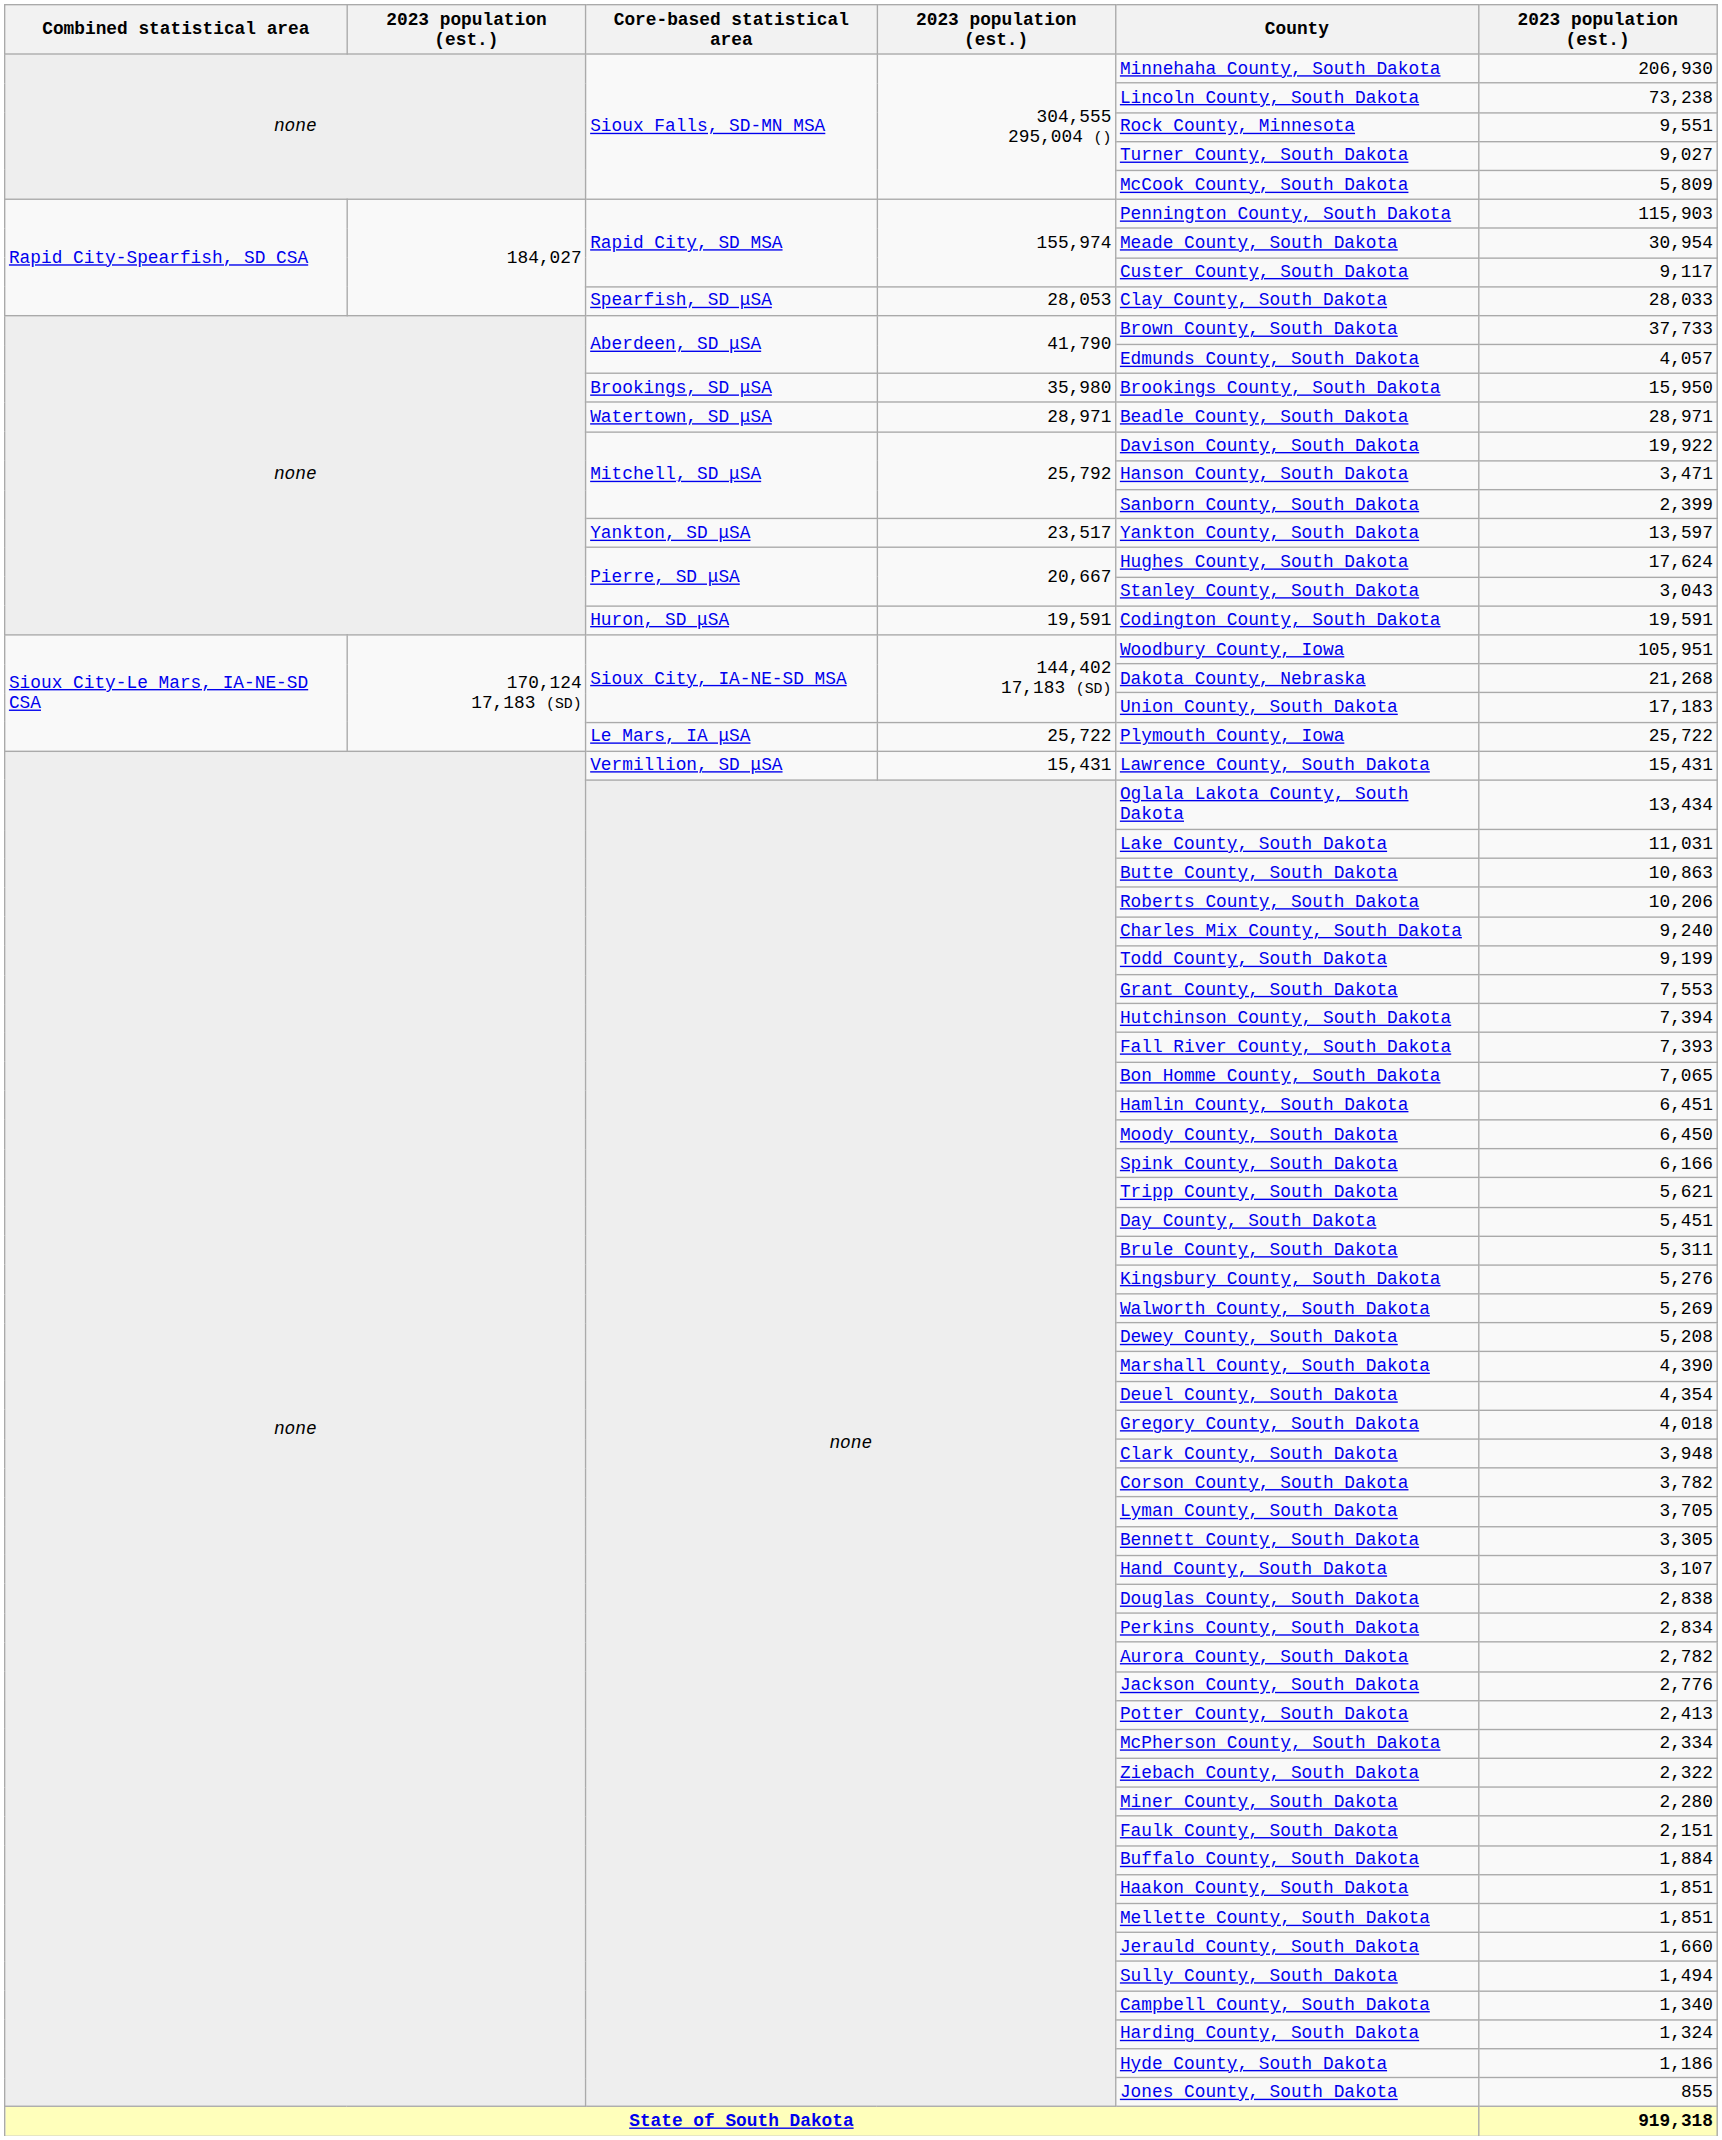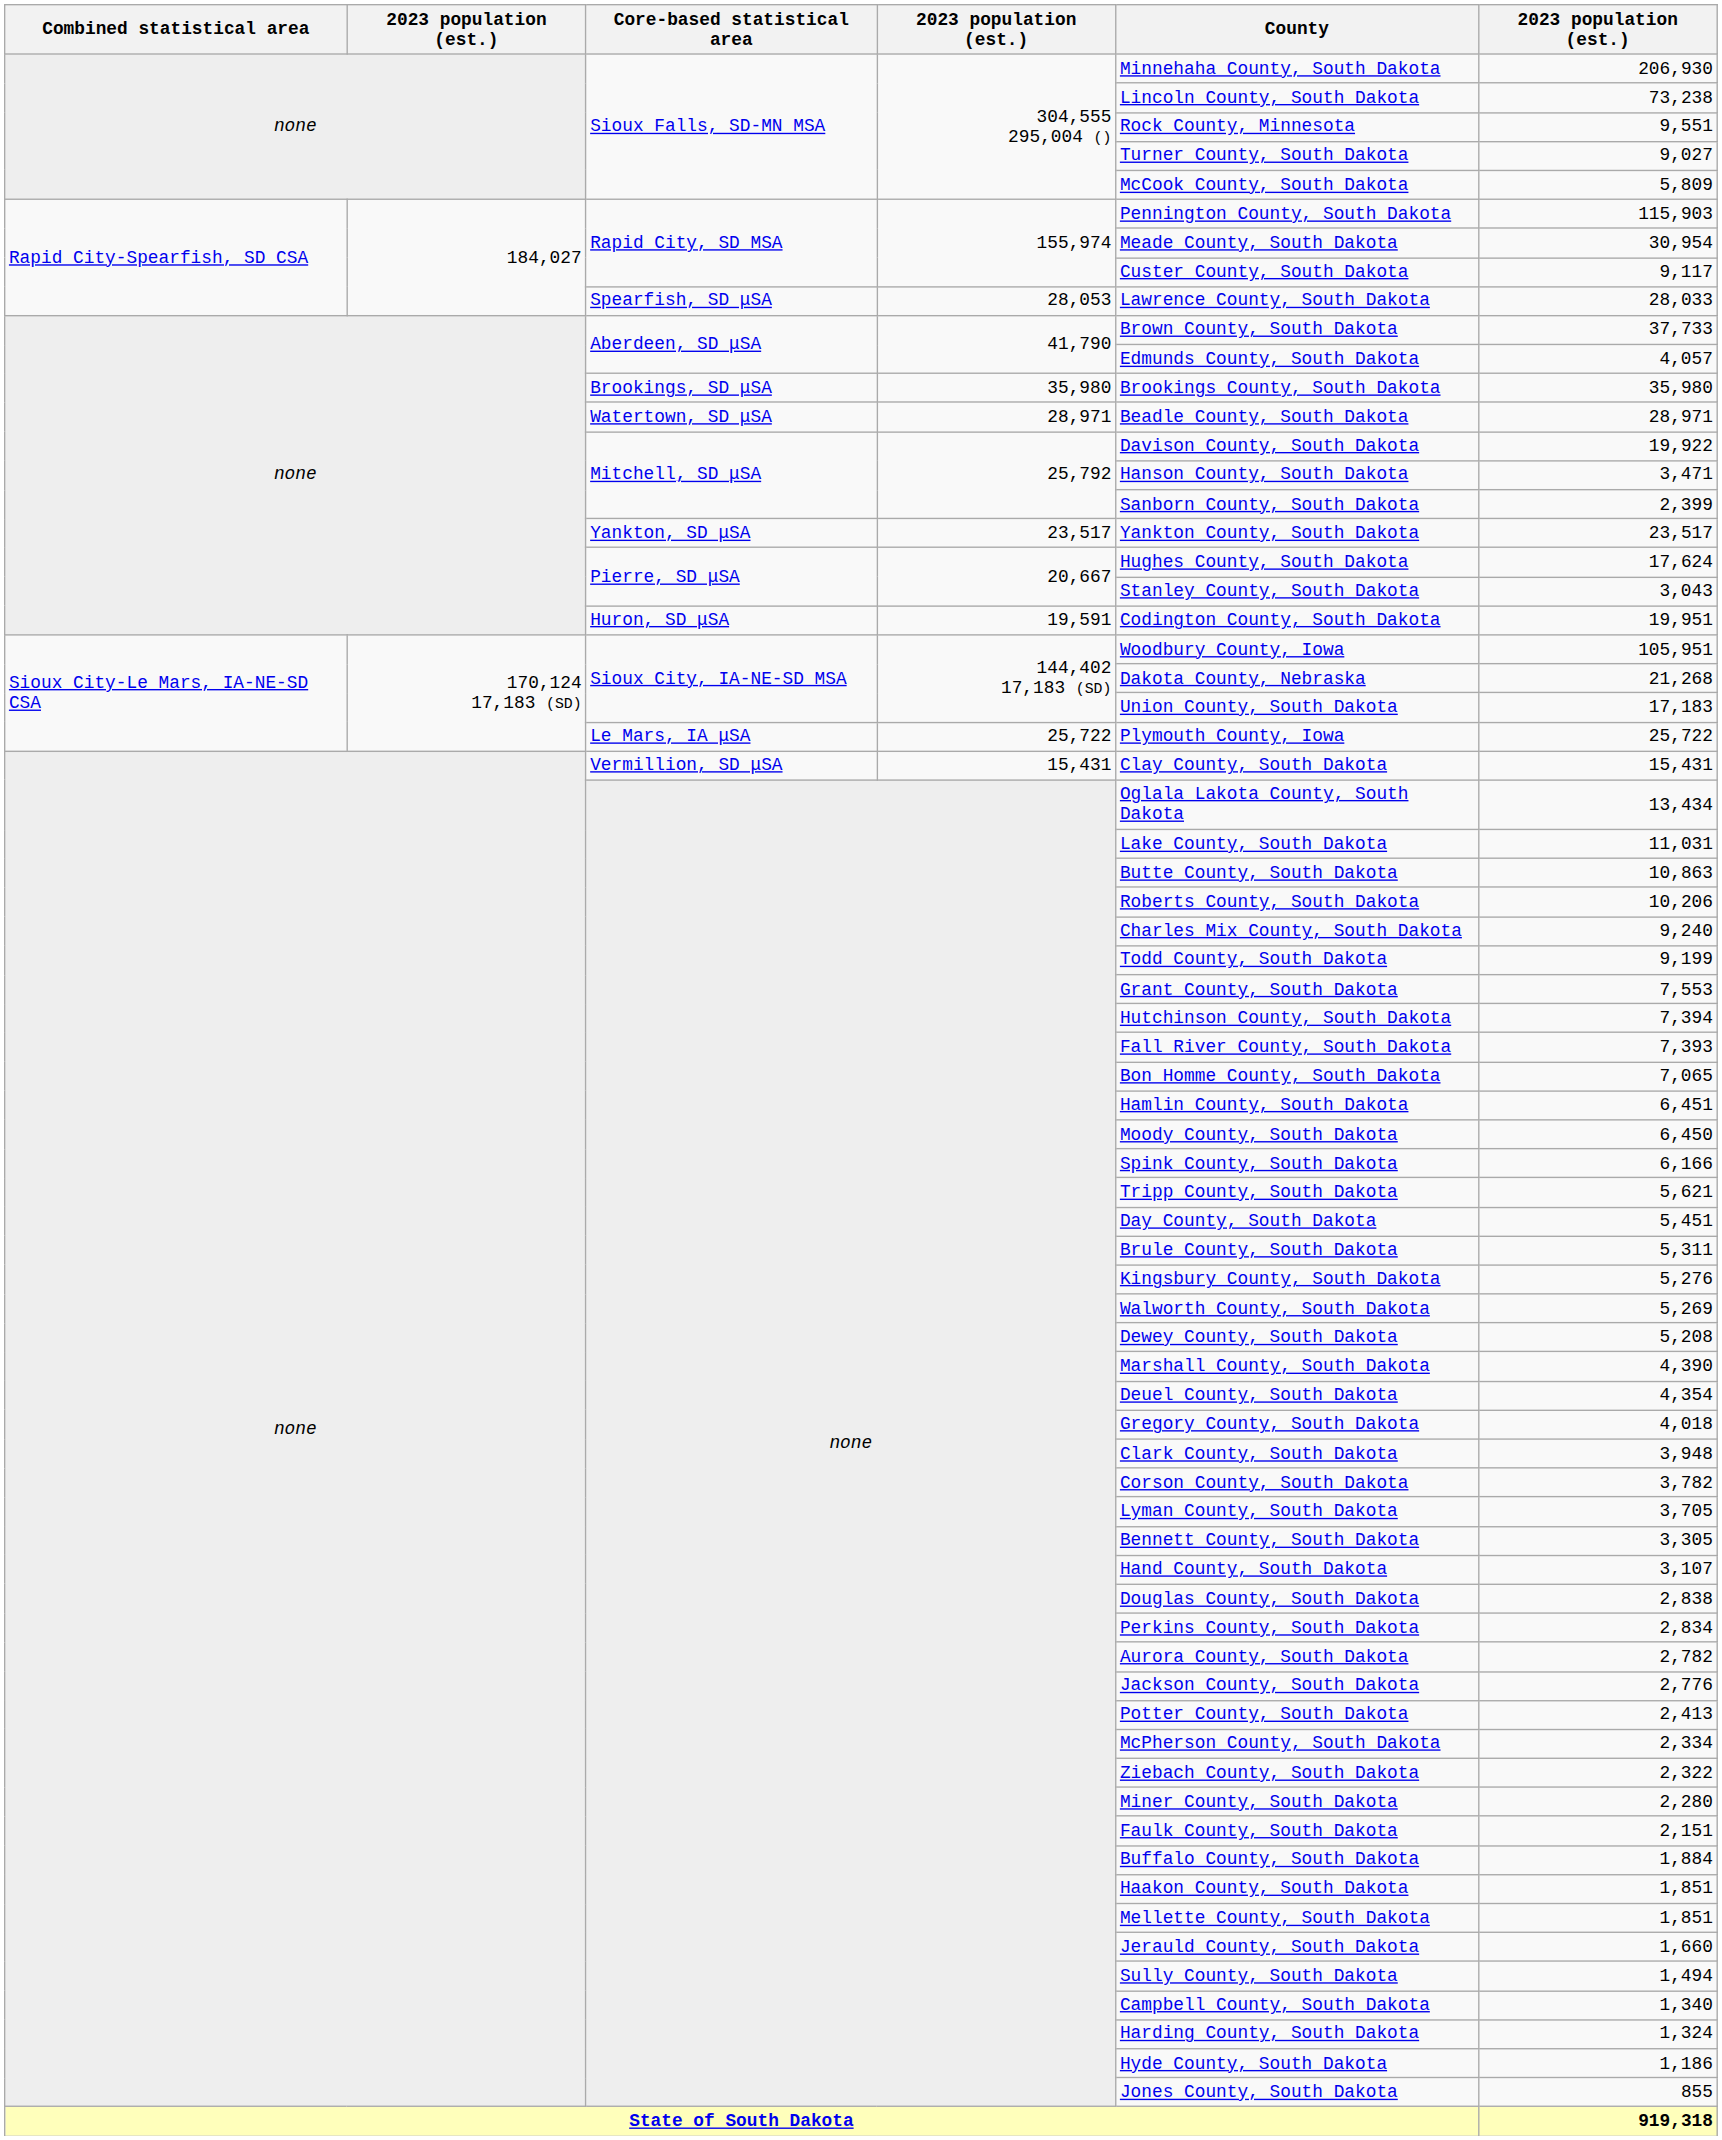(1253, 301) Clay County, South Dakota -> (1275, 301) Lawrence County, South Dakota
(1681, 388) 15,950 -> (1681, 388) 35,980
(1681, 533) 13,597 -> (1681, 533) 23,517
(1681, 620) 19,591 -> (1681, 620) 19,951
(1275, 765) Lawrence County, South Dakota -> (1253, 765) Clay County, South Dakota
